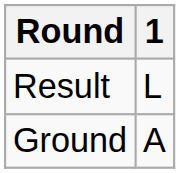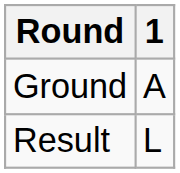rows swapped: (70, 140) <-> (61, 85)
